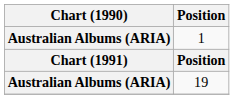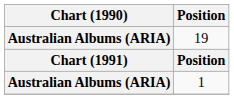rows swapped: (201, 37) <-> (201, 82)
